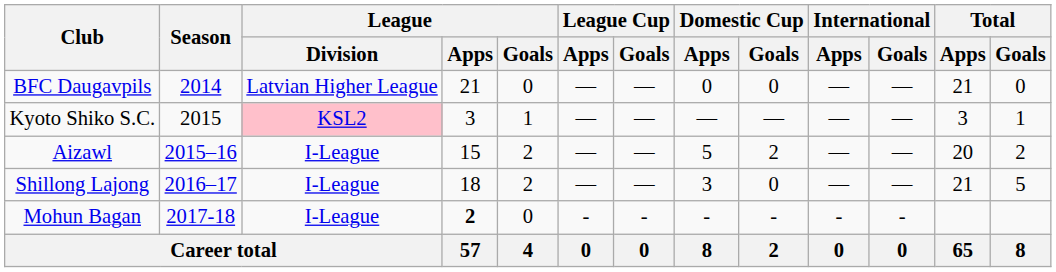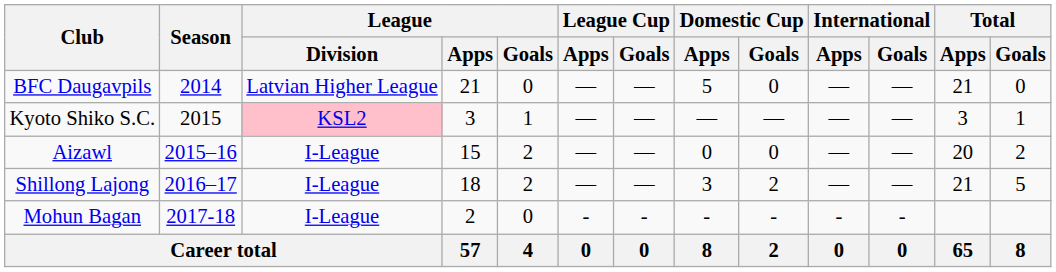(707, 86) 0 -> (707, 86) 5
(707, 151) 5 -> (707, 151) 0
(774, 151) 2 -> (774, 151) 0
(774, 184) 0 -> (774, 184) 2
(470, 217) bold -> (470, 217) normal
